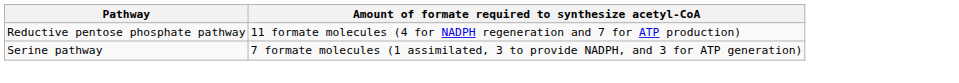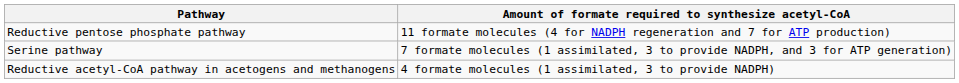+ row: (201, 69)
